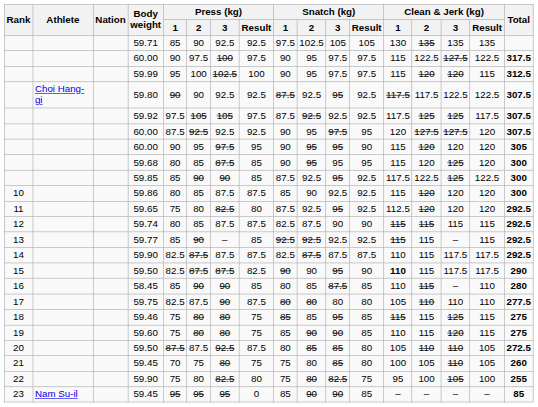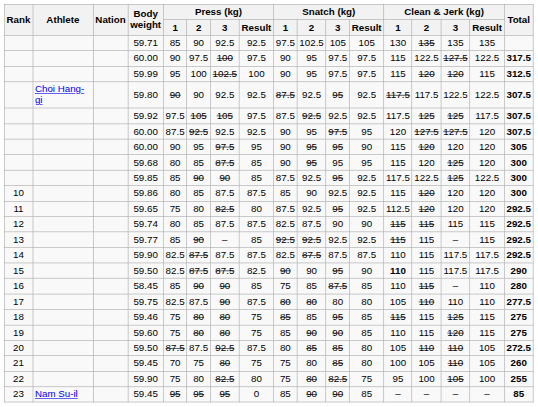(285, 286) 80 -> (285, 286) 75
